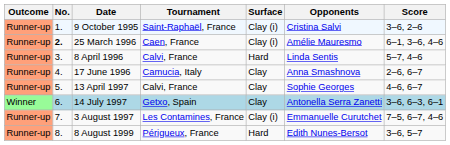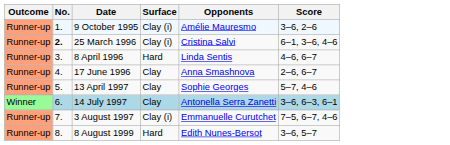- column: (193, 11)
(314, 26) Cristina Salvi -> (219, 26) Amélie Mauresmo
(324, 41) Amélie Mauresmo -> (208, 41) Cristina Salvi
(404, 56) 5–7, 4–6 -> (299, 56) 4–6, 6–7
(404, 87) 4–6, 6–7 -> (299, 87) 5–7, 4–6
